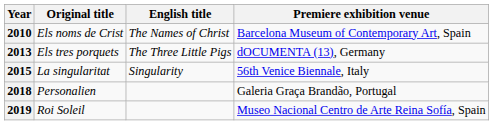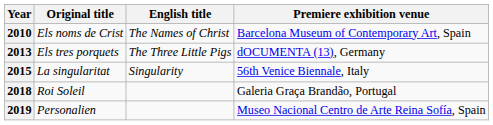(66, 91) Personalien -> (61, 91) Roi Soleil
(61, 110) Roi Soleil -> (66, 110) Personalien
